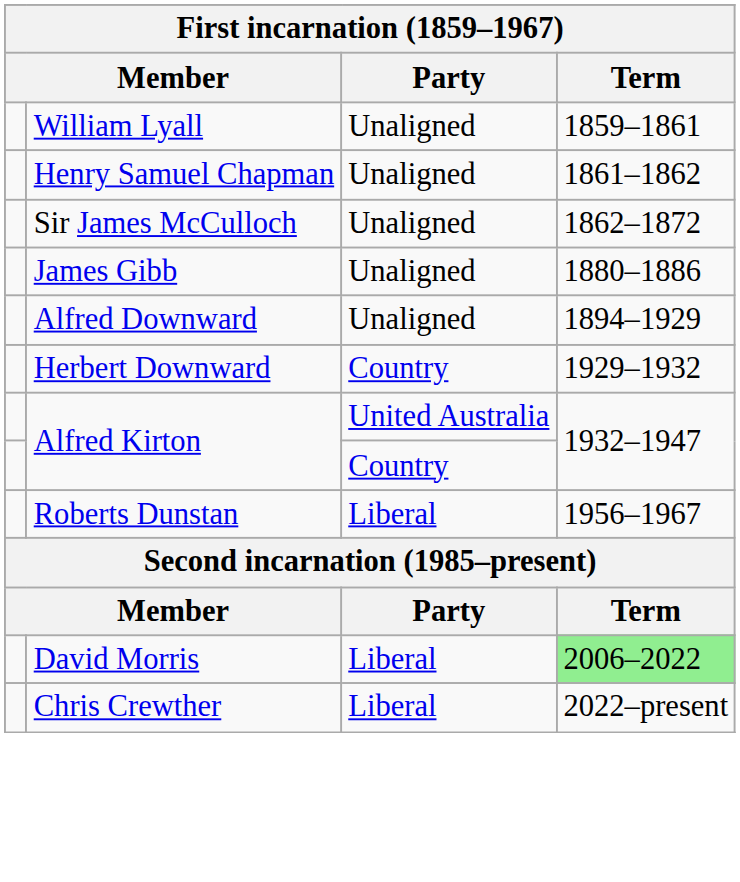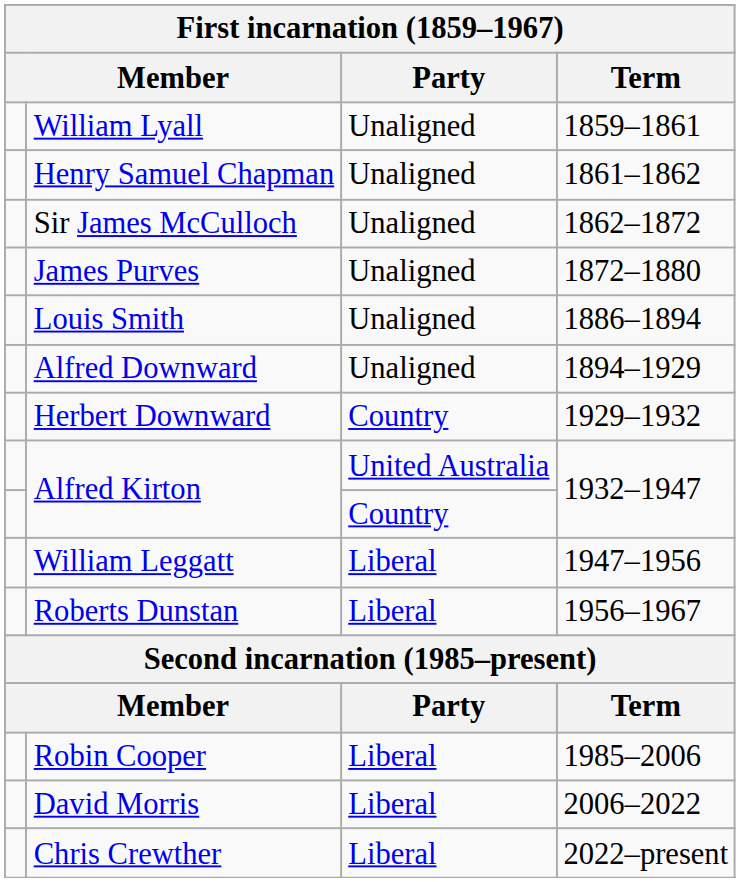+ row: (116, 271)
- row: (105, 271)
+ row: (109, 319)
+ row: (134, 561)
+ row: (120, 755)
(632, 658) lightgreen background -> (632, 804) no background
